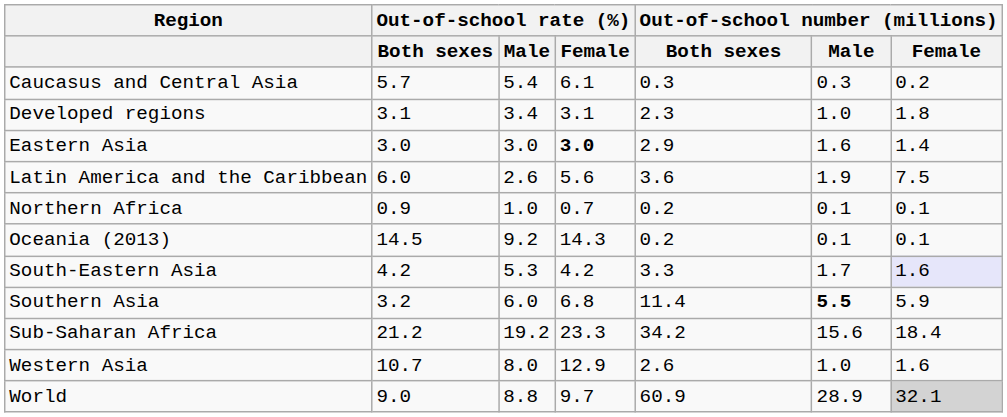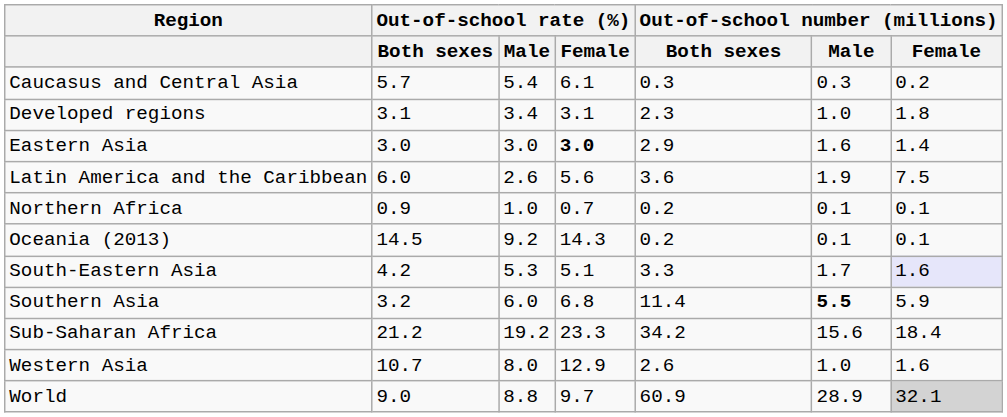(577, 271) 4.2 -> (577, 271) 5.1
